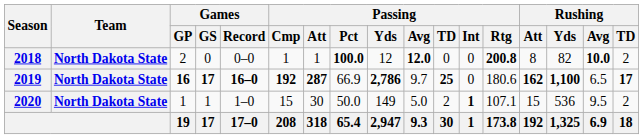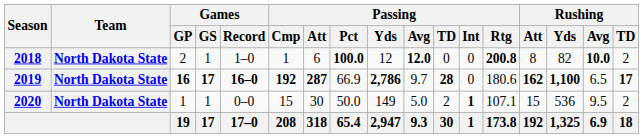(208, 58) 0 -> (208, 58) 1
(244, 58) 0–0 -> (244, 58) 1–0
(317, 58) 1 -> (317, 58) 6
(447, 79) 25 -> (447, 79) 28
(244, 101) 1–0 -> (244, 101) 0–0
